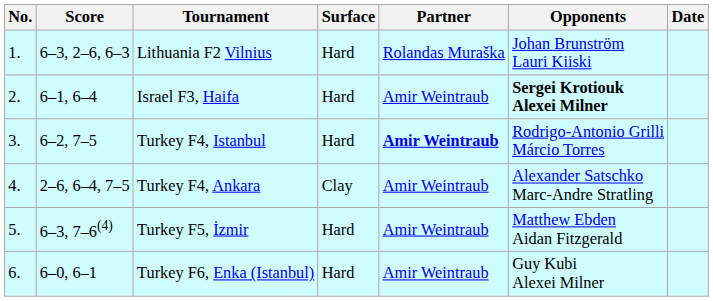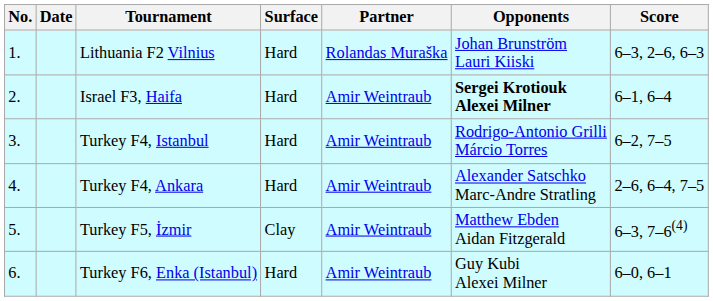columns swapped: (688, 17) <-> (85, 17)
(441, 140) bold -> (379, 140) normal
(337, 185) Clay -> (281, 185) Hard
(338, 229) Hard -> (280, 229) Clay
